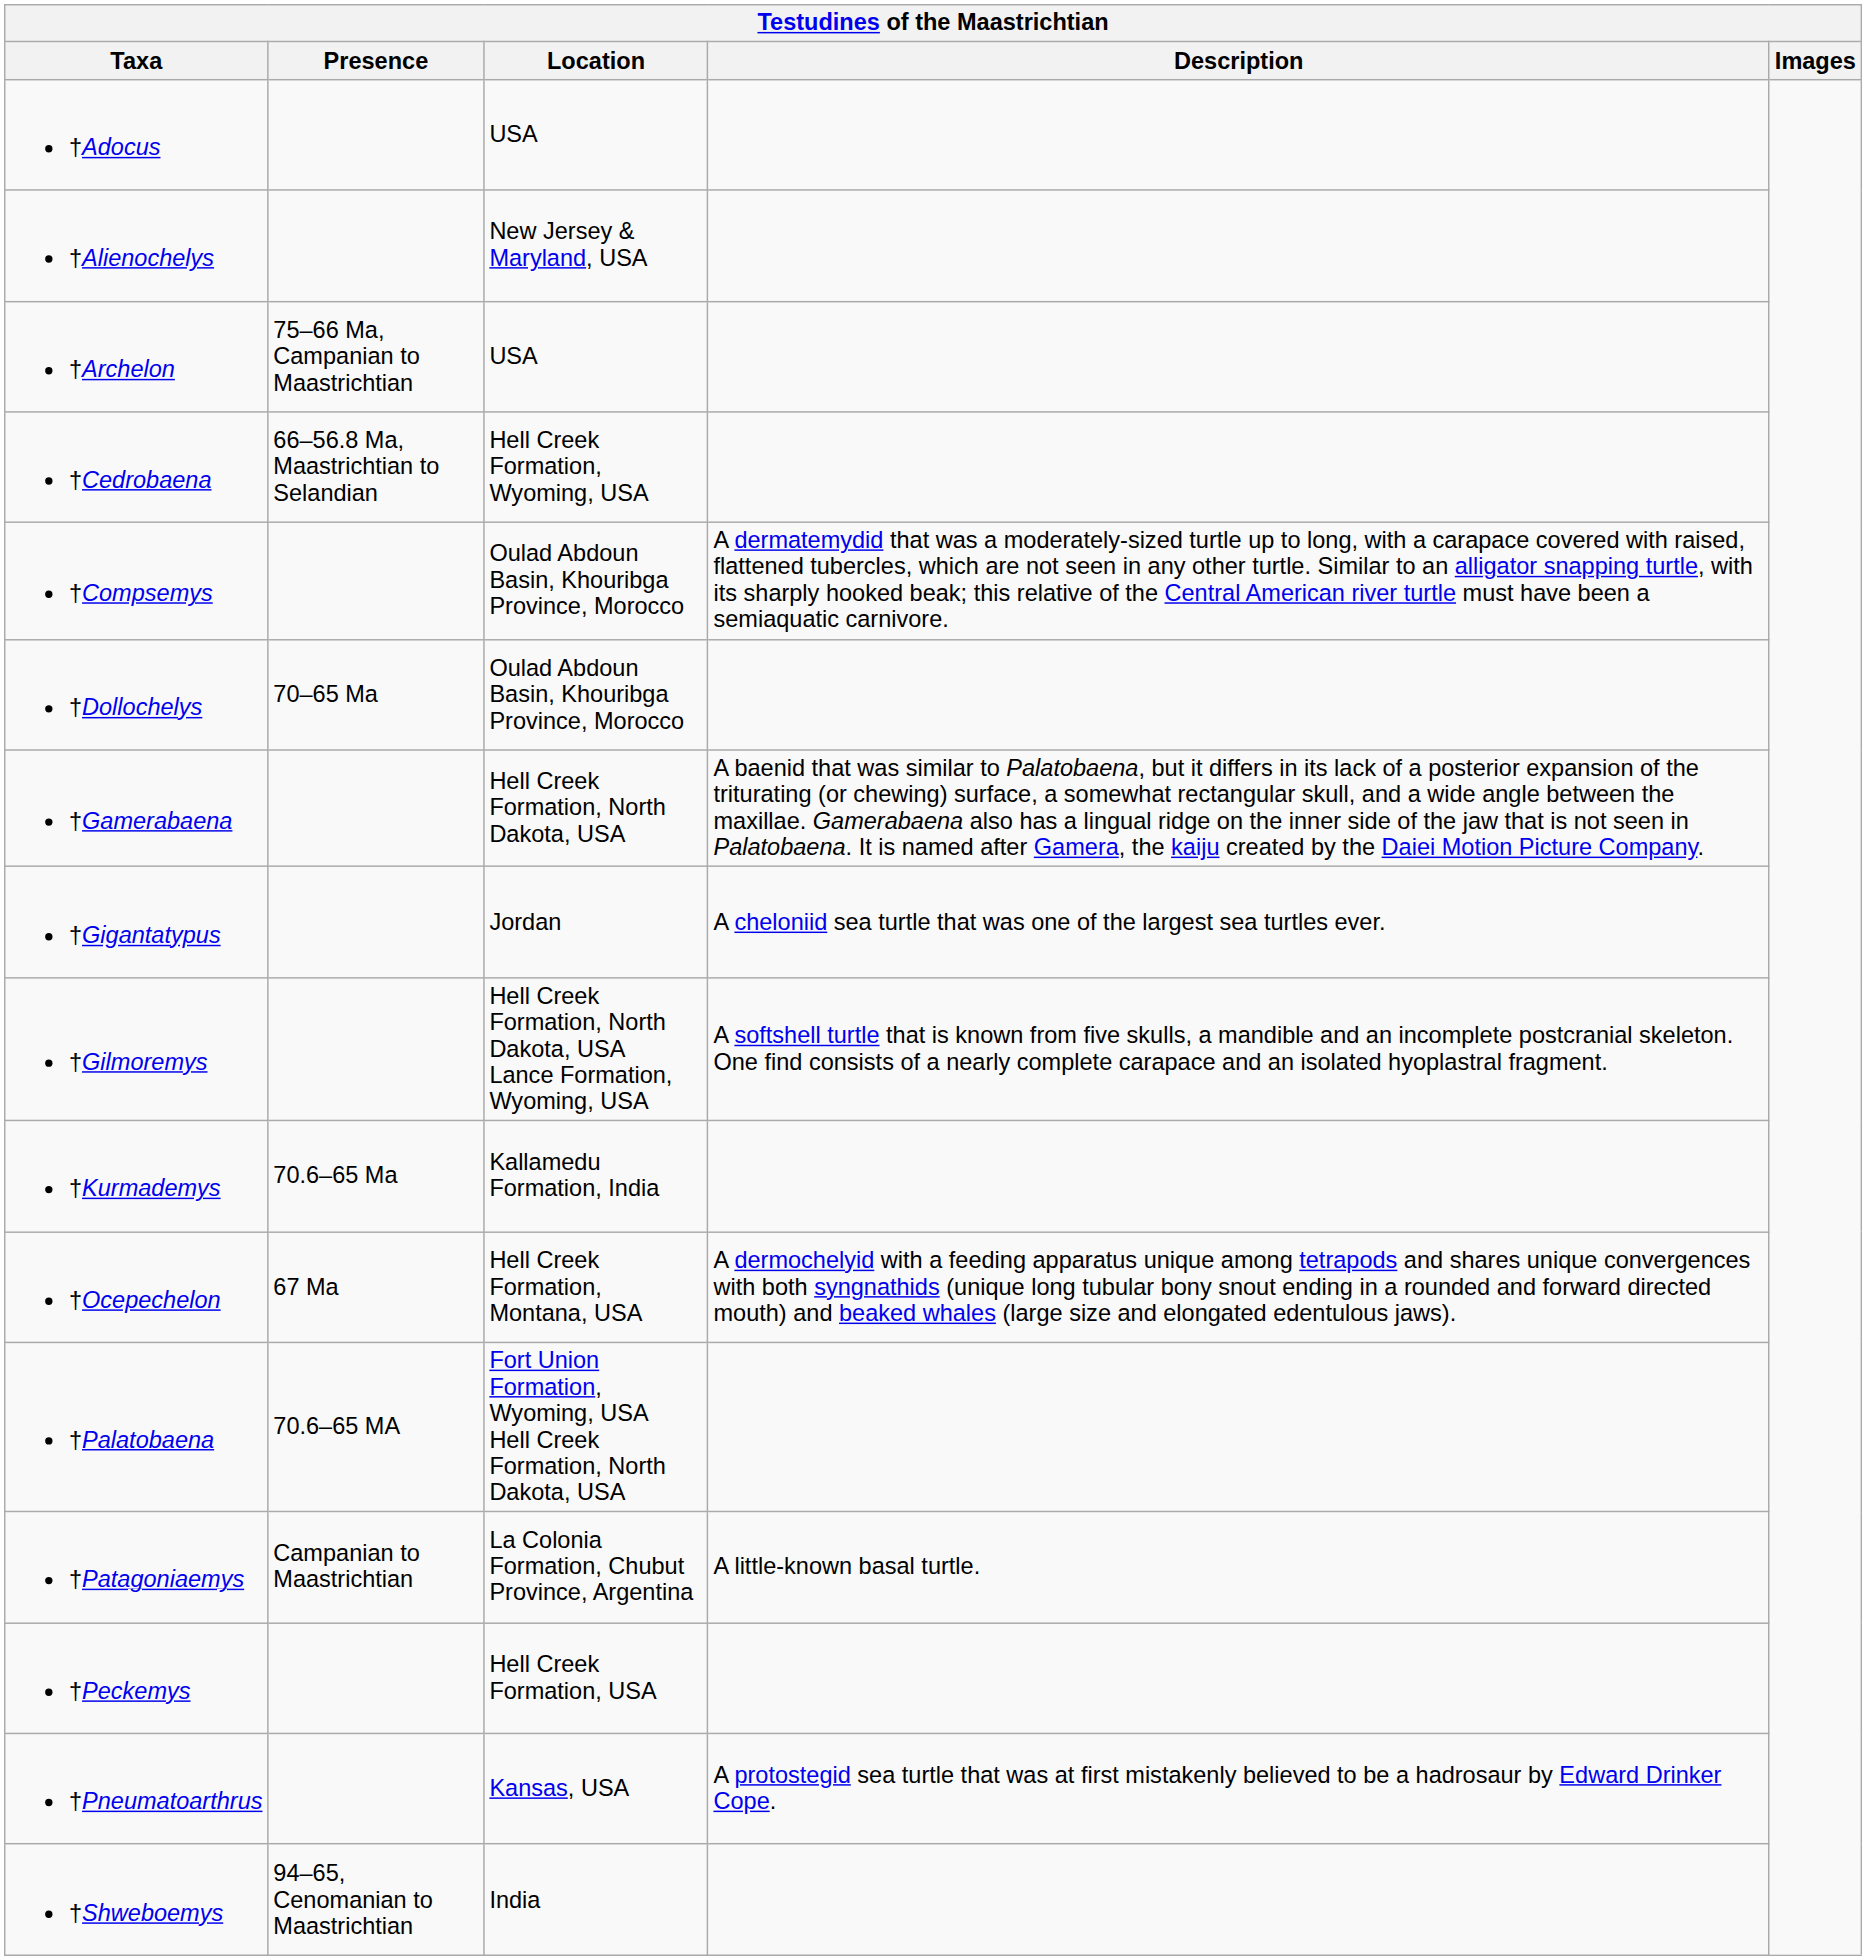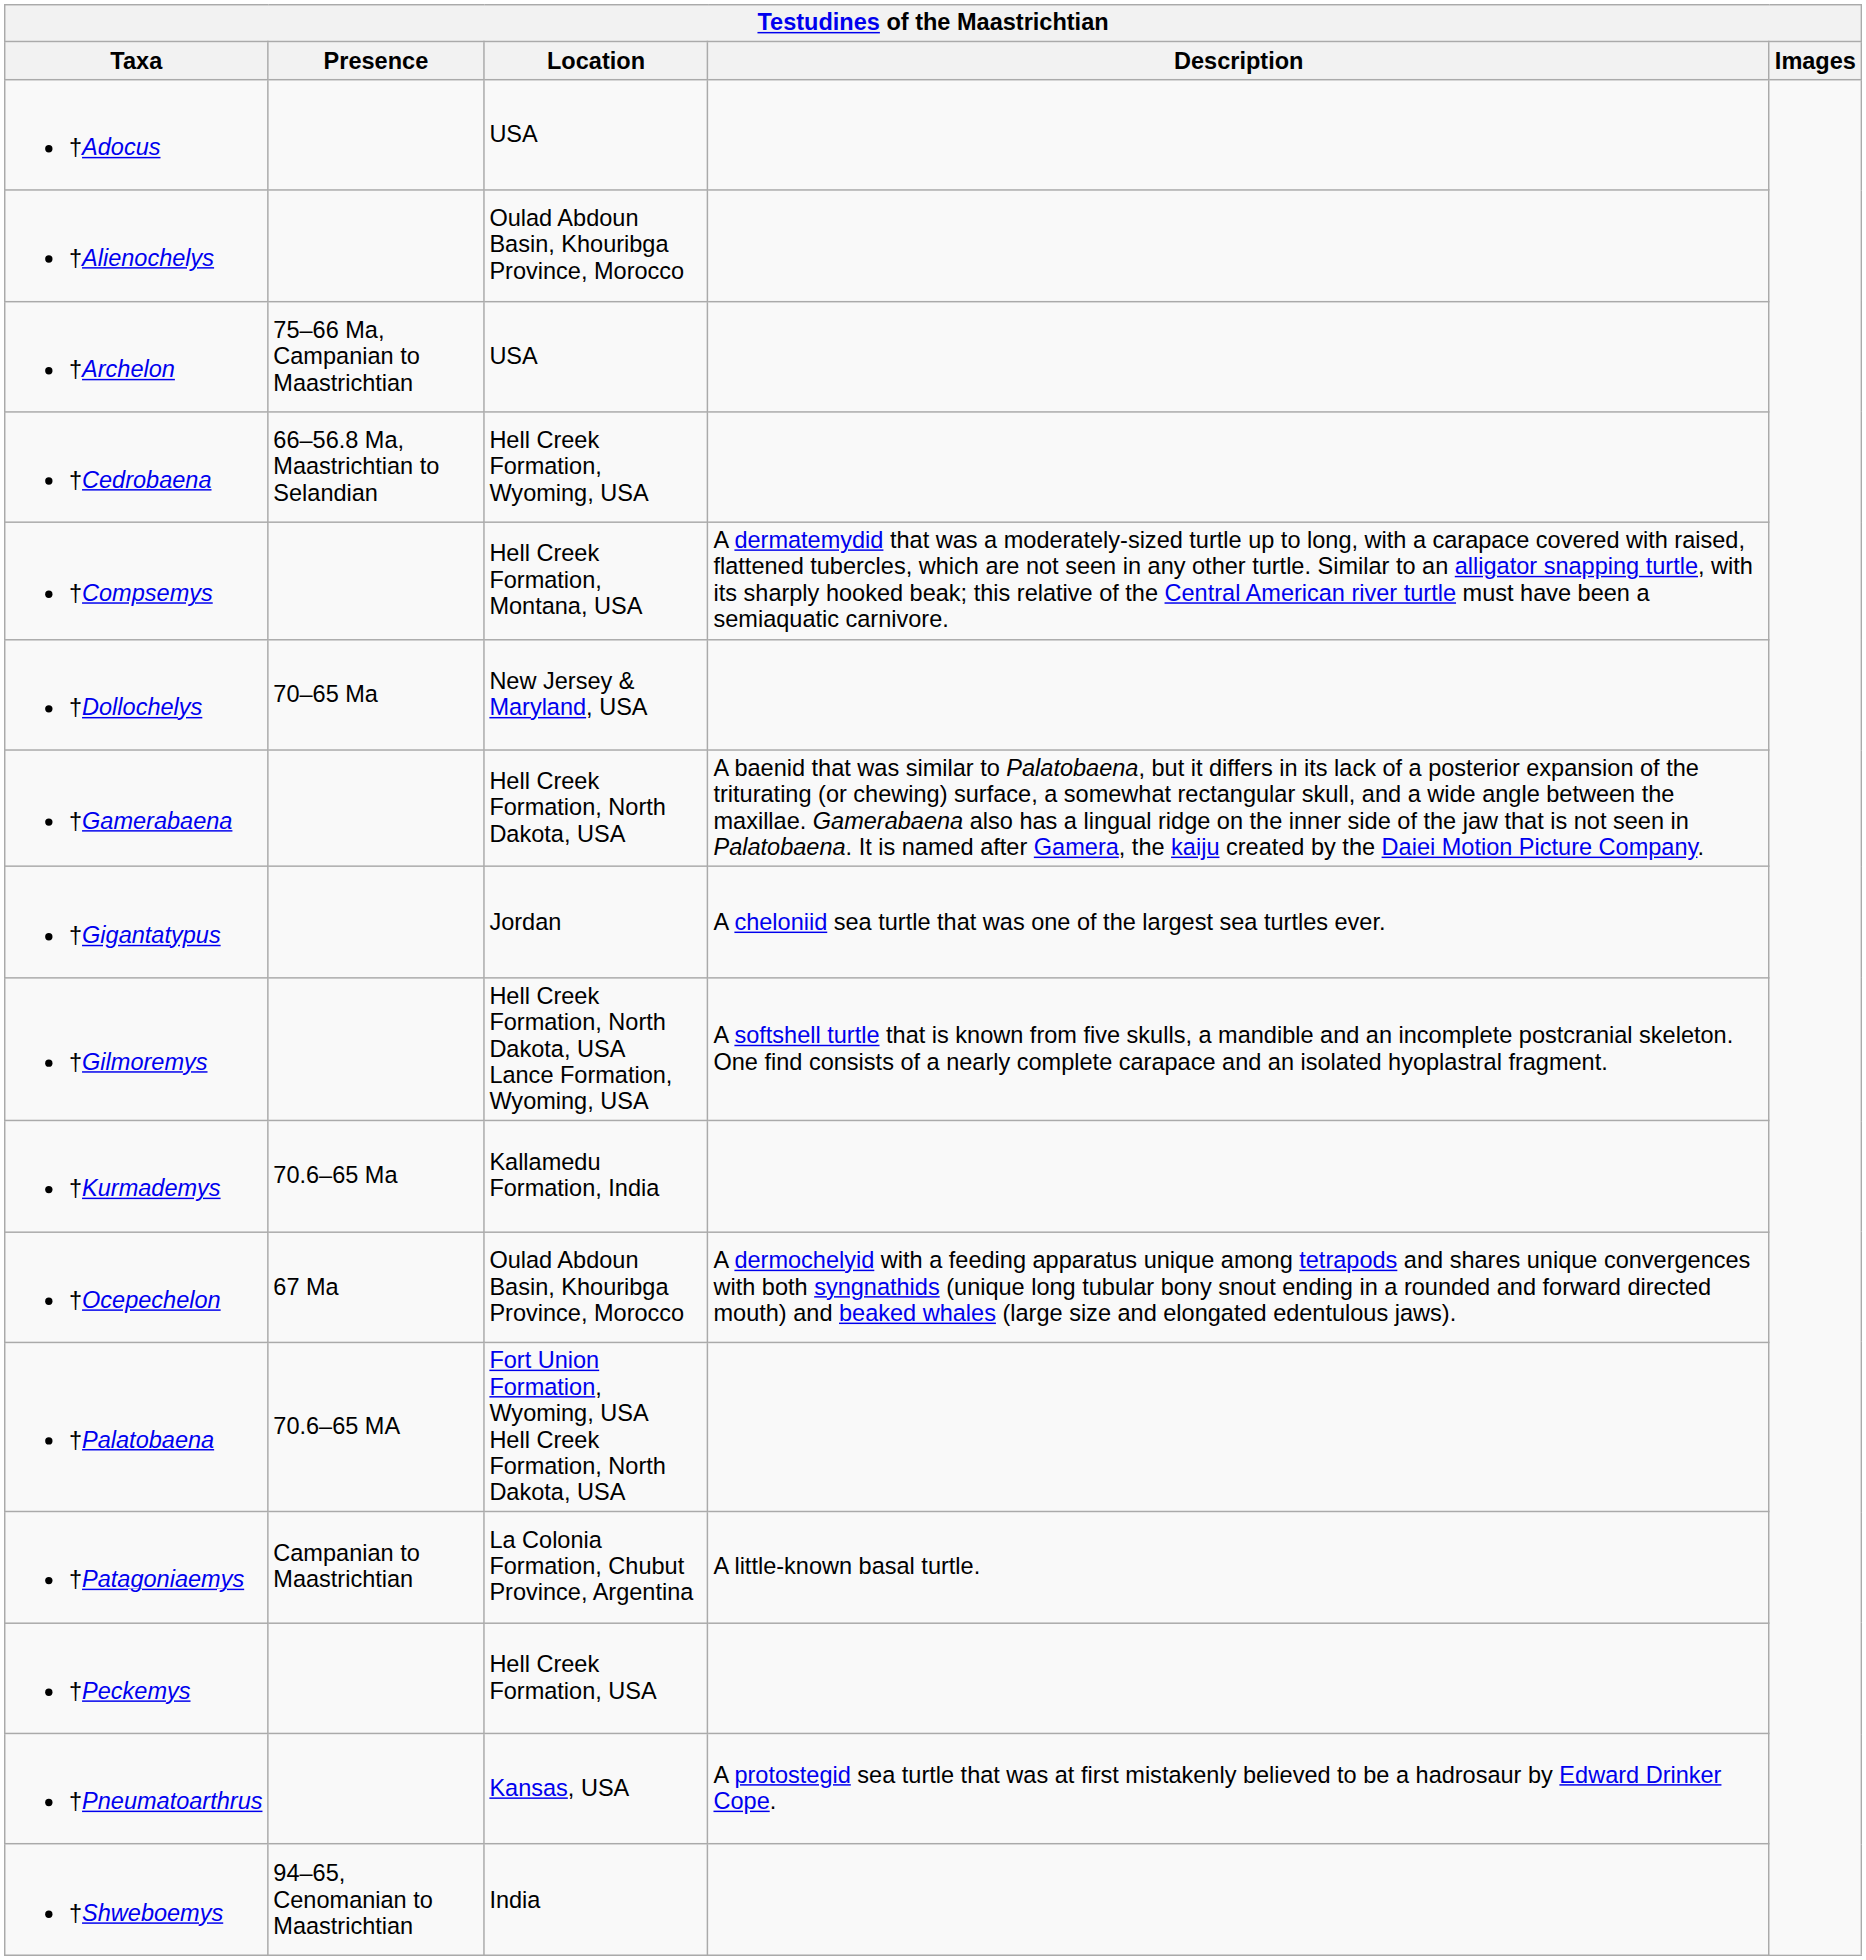(568, 245) New Jersey & Maryland, USA -> (587, 245) Oulad Abdoun Basin, Khouribga Province, Morocco
(587, 580) Oulad Abdoun Basin, Khouribga Province, Morocco -> (566, 580) Hell Creek Formation, Montana, USA
(587, 694) Oulad Abdoun Basin, Khouribga Province, Morocco -> (568, 694) New Jersey & Maryland, USA
(566, 1286) Hell Creek Formation, Montana, USA -> (587, 1286) Oulad Abdoun Basin, Khouribga Province, Morocco
